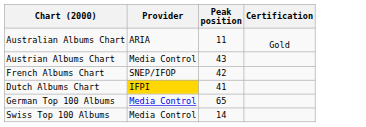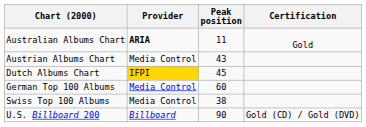(140, 40) normal -> (140, 40) bold
- row: (55, 73)
(221, 87) 41 -> (221, 73) 45
(221, 101) 65 -> (221, 87) 60
(221, 115) 14 -> (221, 101) 38
+ row: (53, 115)
